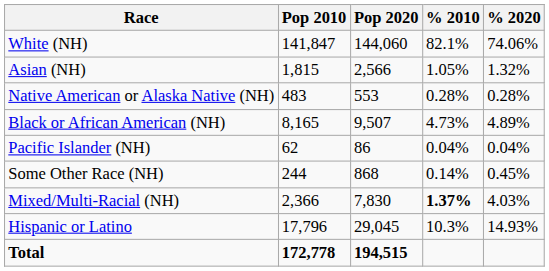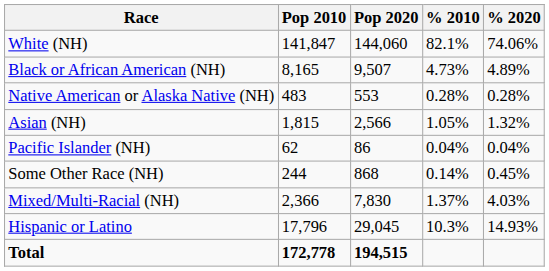rows swapped: (117, 122) <-> (47, 69)
(449, 200) bold -> (447, 200) normal
